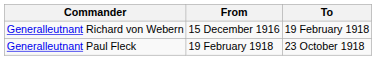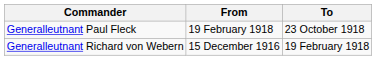rows swapped: (95, 30) <-> (71, 47)
